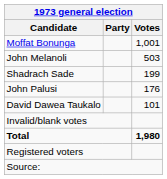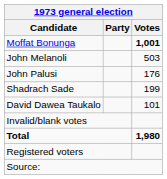(148, 43) normal -> (148, 43) bold
rows swapped: (40, 74) <-> (32, 89)
